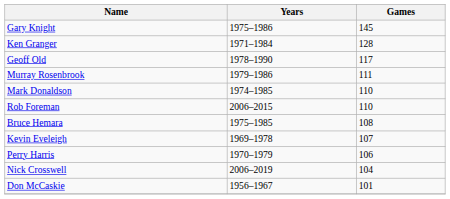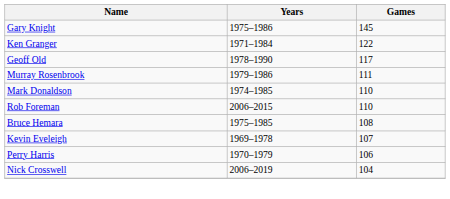(366, 43) 128 -> (366, 43) 122
- row: (36, 186)
